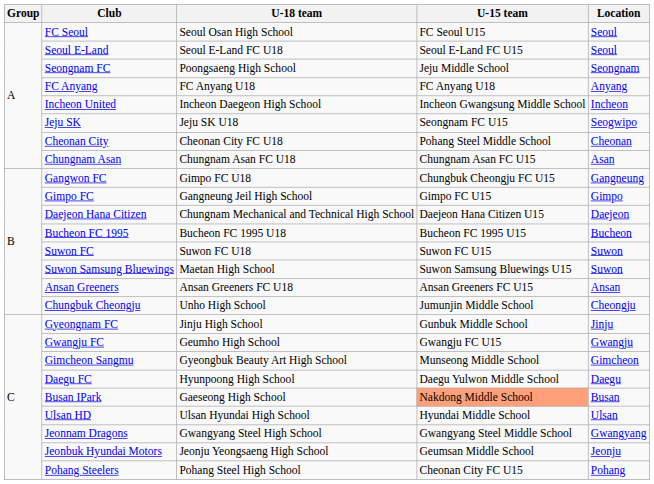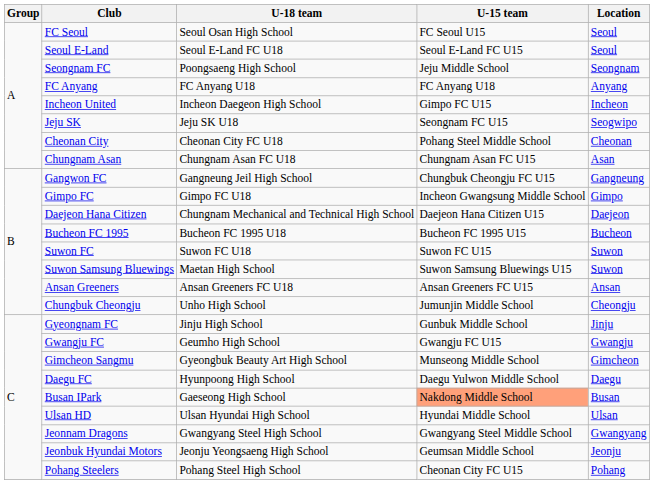(502, 104) Incheon Gwangsung Middle School -> (455, 104) Gimpo FC U15
(215, 178) Gimpo FC U18 -> (246, 178) Gangneung Jeil High School
(246, 196) Gangneung Jeil High School -> (215, 196) Gimpo FC U18
(455, 196) Gimpo FC U15 -> (502, 196) Incheon Gwangsung Middle School
